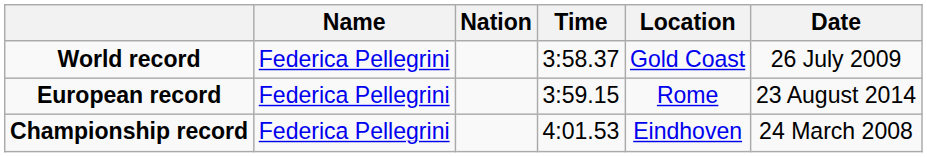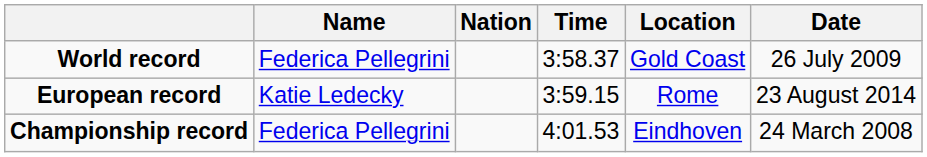(354, 95) Federica Pellegrini -> (331, 95) Katie Ledecky
